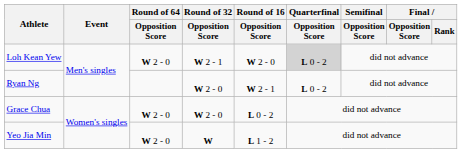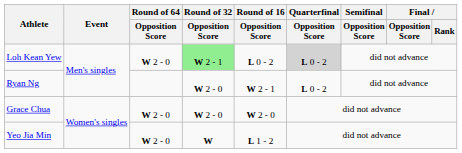(208, 63) no background -> (208, 63) lightgreen background
(261, 63) W 2 - 0 -> (261, 63) L 0 - 2
(261, 115) L 0 - 2 -> (261, 115) W 2 - 0
